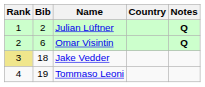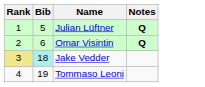- column: (147, 12)
(43, 27) 2 -> (43, 27) 5
(43, 58) no background -> (43, 58) paleturquoise background
